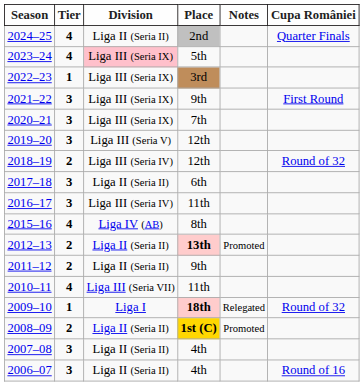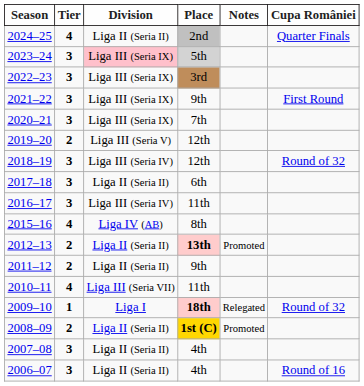(69, 57) 4 -> (69, 57) 3
(199, 57) no background -> (199, 57) lightgrey background
(69, 78) 1 -> (69, 78) 3
(69, 140) 3 -> (69, 140) 2
(69, 161) 2 -> (69, 161) 3
